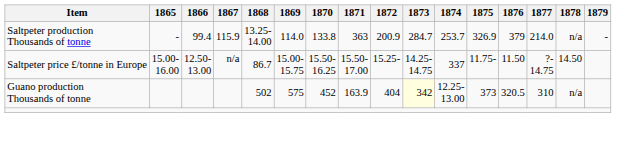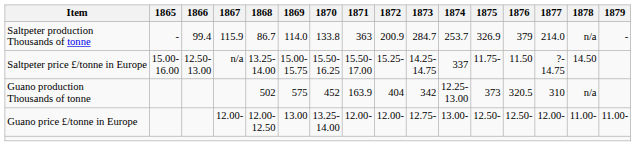(258, 36) 13.25- 14.00 -> (266, 36) 86.7
(262, 64) 86.7 -> (262, 64) 13.25- 14.00
(424, 93) lightyellow background -> (428, 93) no background
+ row: (72, 122)
